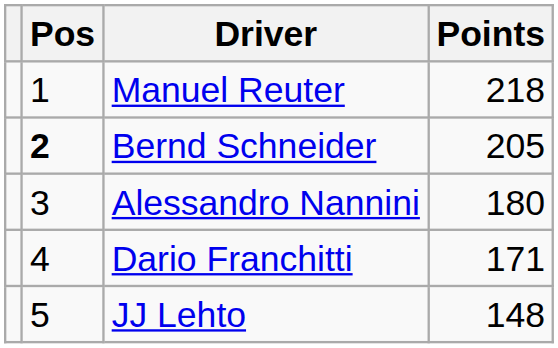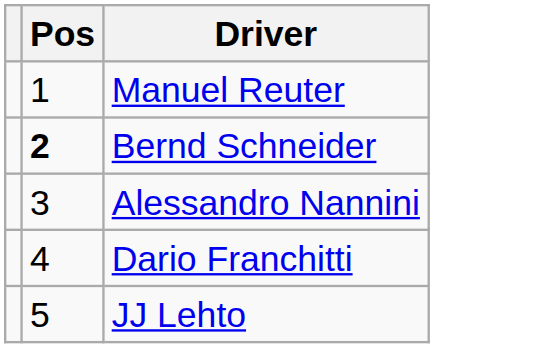- column: (491, 34)
